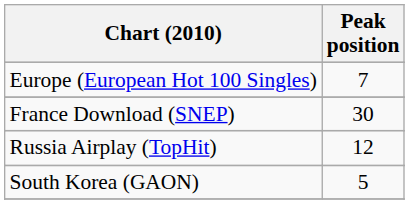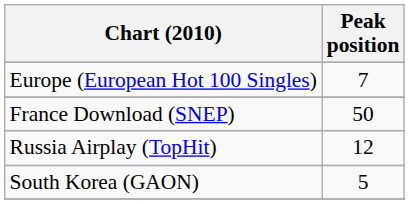(363, 113) 30 -> (363, 113) 50
